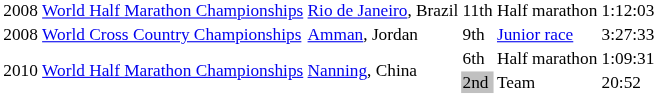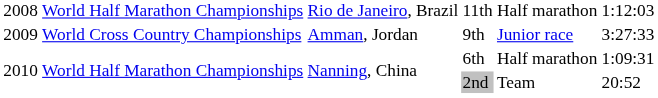(21, 34) 2008 -> (21, 34) 2009
